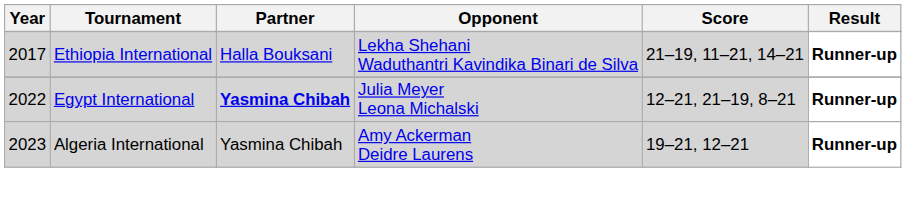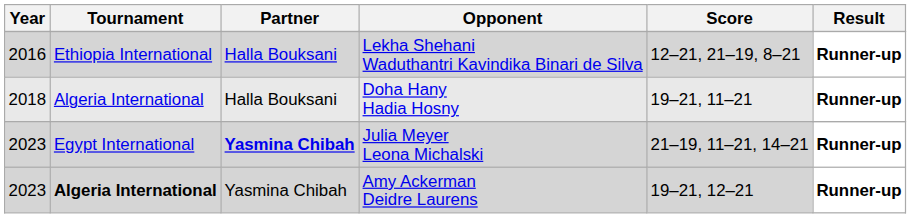(27, 54) 2017 -> (27, 54) 2016
(725, 54) 21–19, 11–21, 14–21 -> (725, 54) 12–21, 21–19, 8–21
+ row: (411, 100)
(27, 100) 2022 -> (27, 145) 2023
(721, 100) 12–21, 21–19, 8–21 -> (730, 145) 21–19, 11–21, 14–21
(129, 145) normal -> (135, 190) bold
